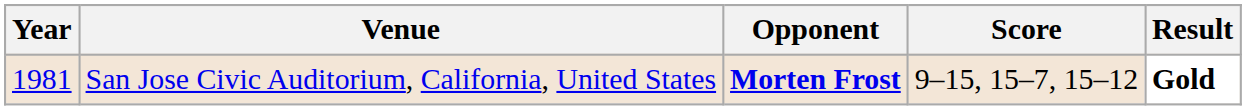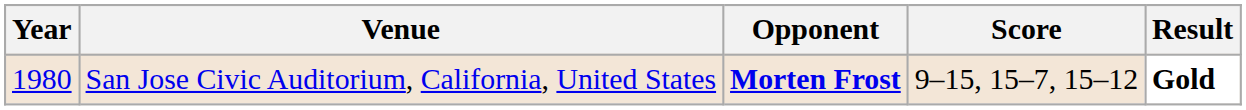(42, 78) 1981 -> (42, 78) 1980
